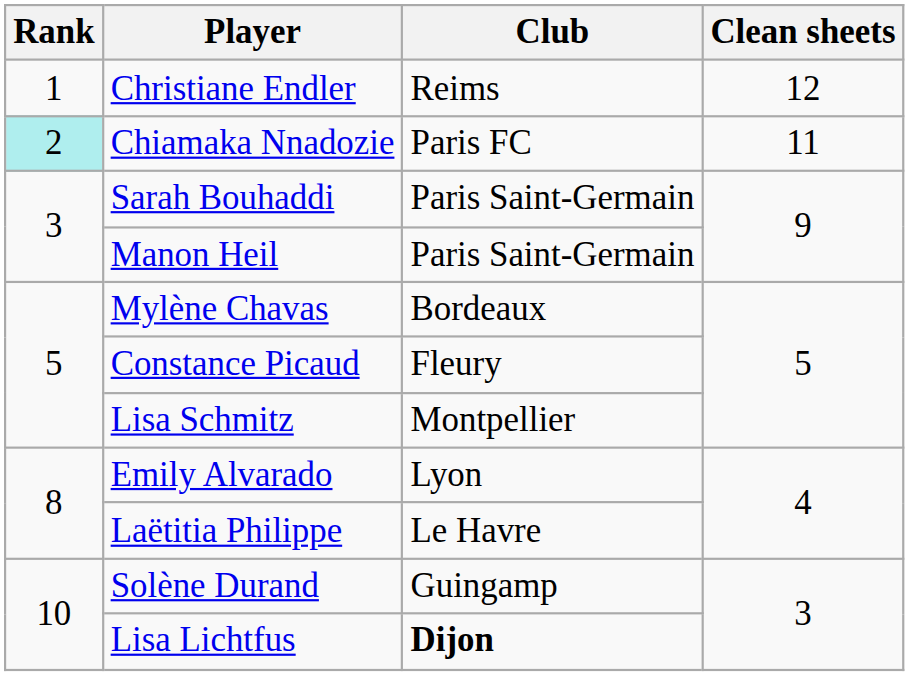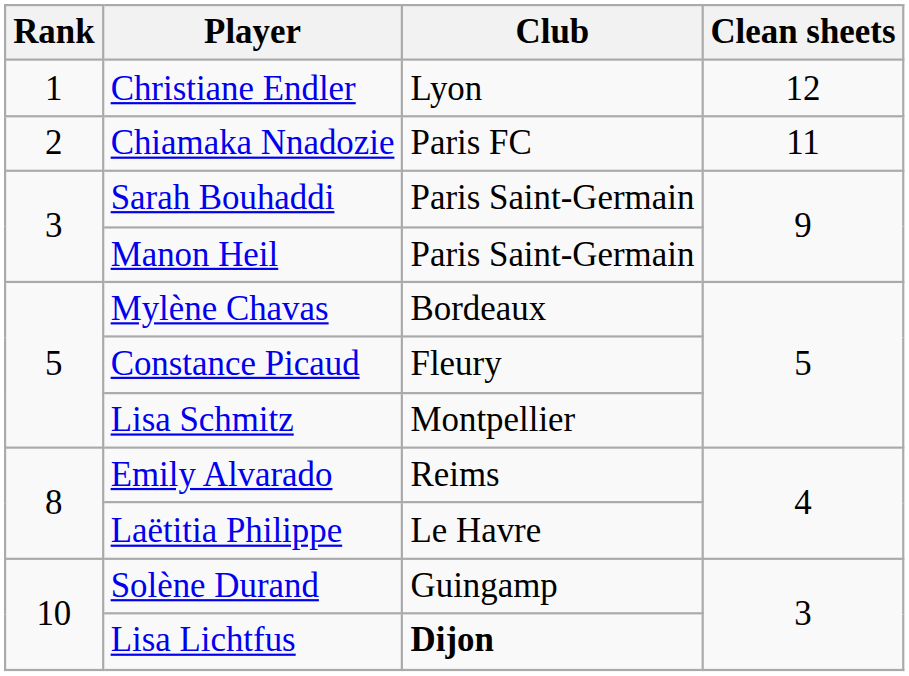(455, 87) Reims -> (446, 87) Lyon
(54, 142) paleturquoise background -> (54, 142) no background
(446, 474) Lyon -> (455, 474) Reims
